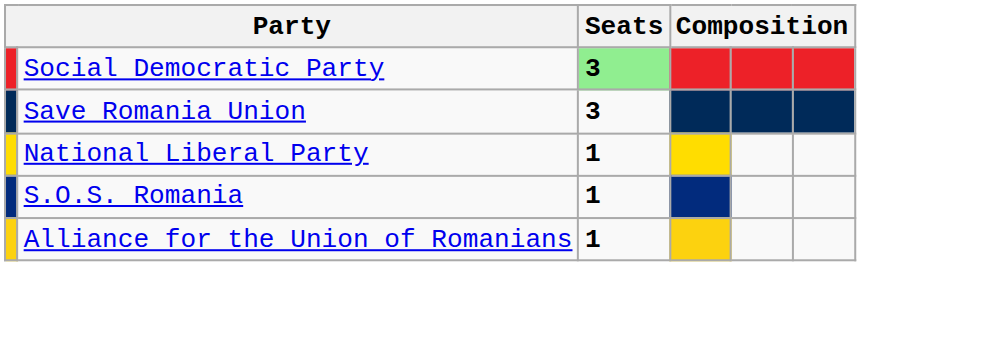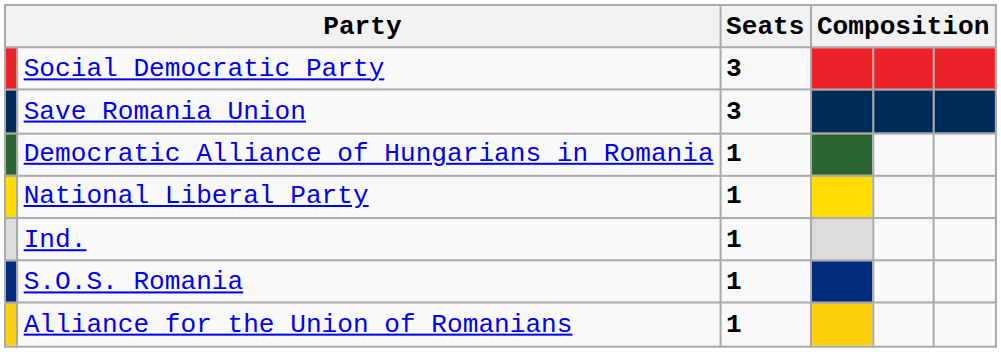(593, 69) lightgreen background -> (734, 69) no background
+ row: (369, 154)
+ row: (55, 239)
